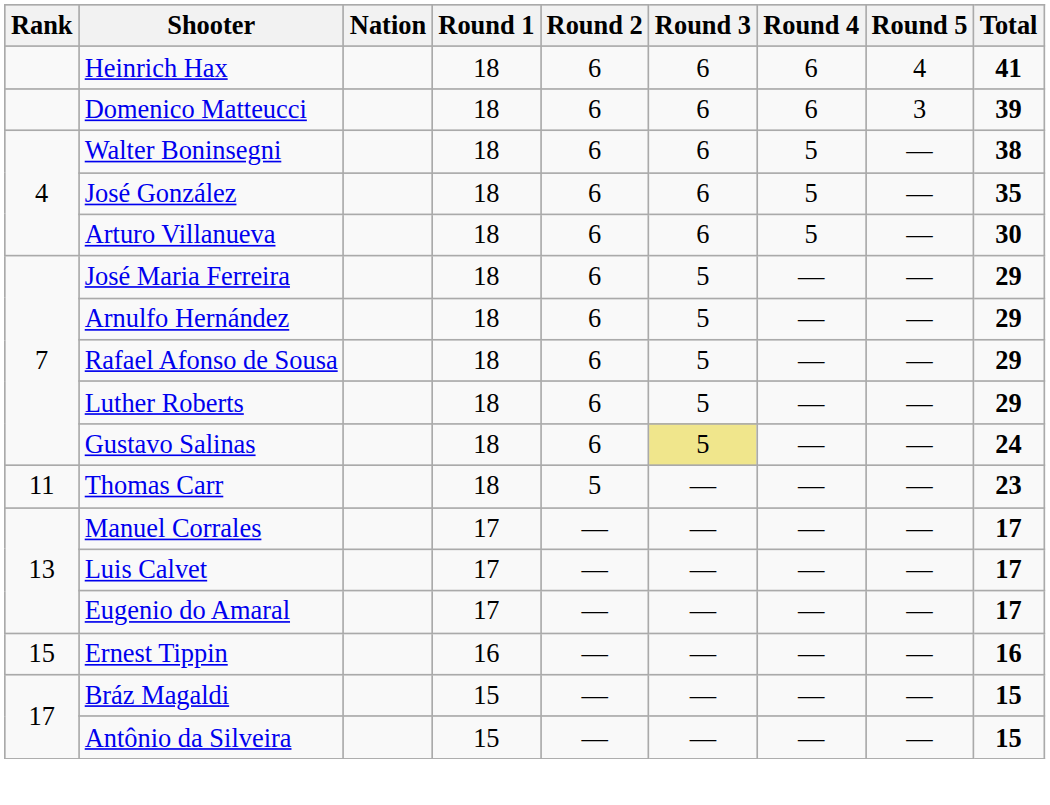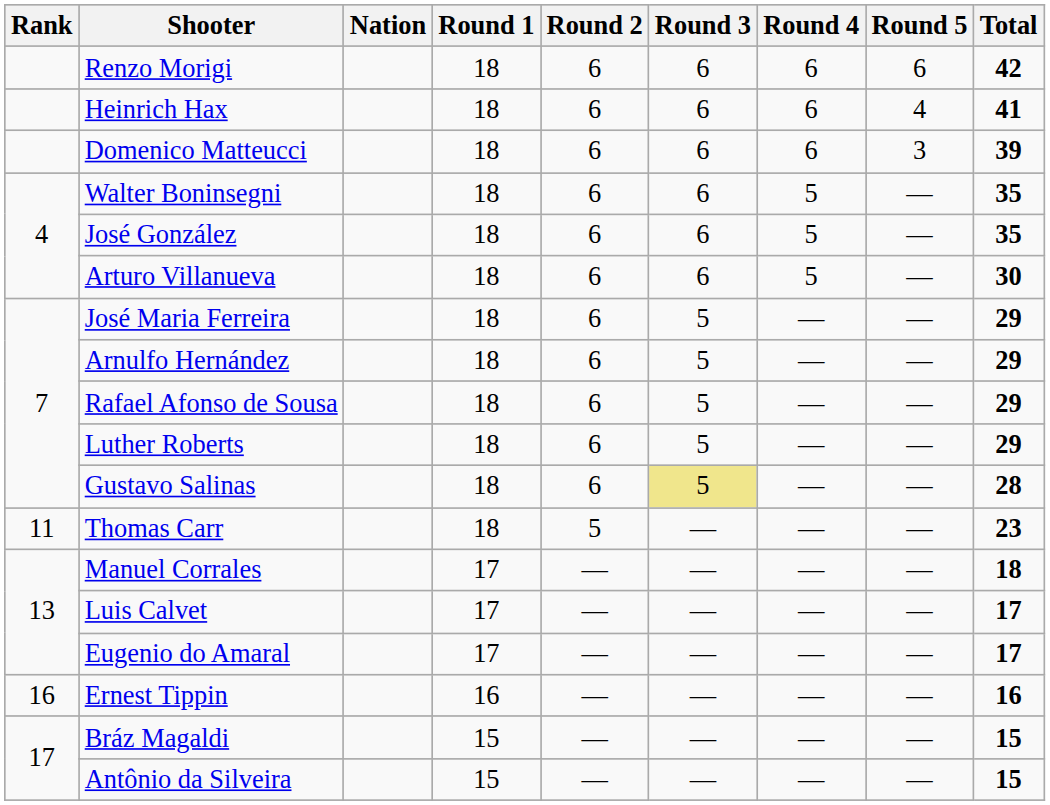+ row: (158, 67)
(1009, 151) 38 -> (1009, 192) 35
(1009, 444) 24 -> (1009, 485) 28
(1009, 527) 17 -> (1009, 569) 18
(42, 653) 15 -> (42, 695) 16
